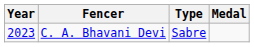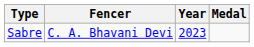columns swapped: (21, 14) <-> (189, 14)
